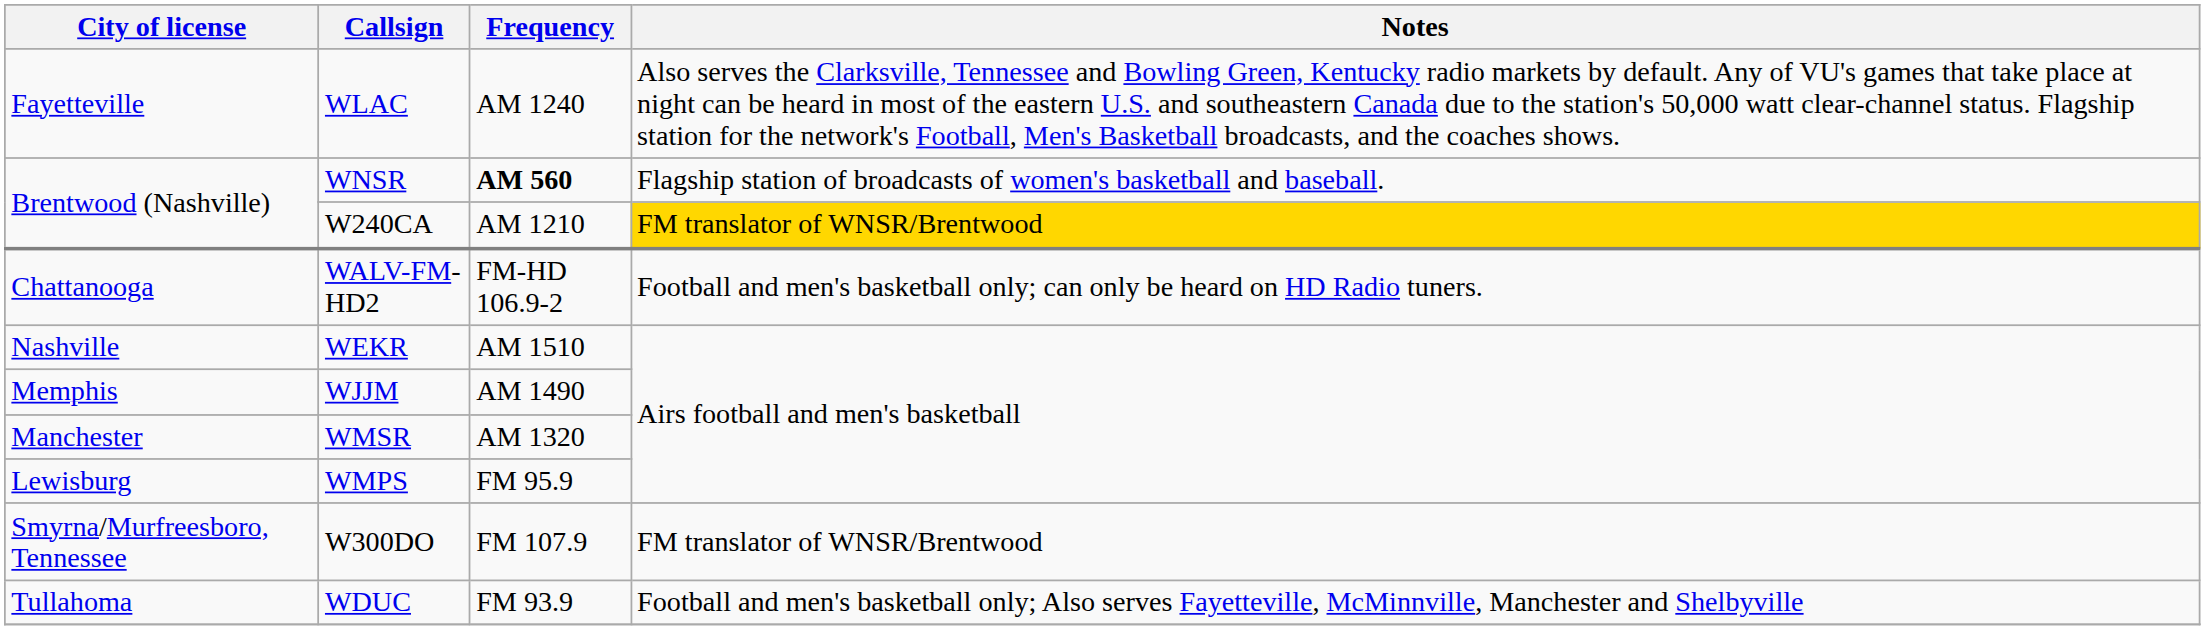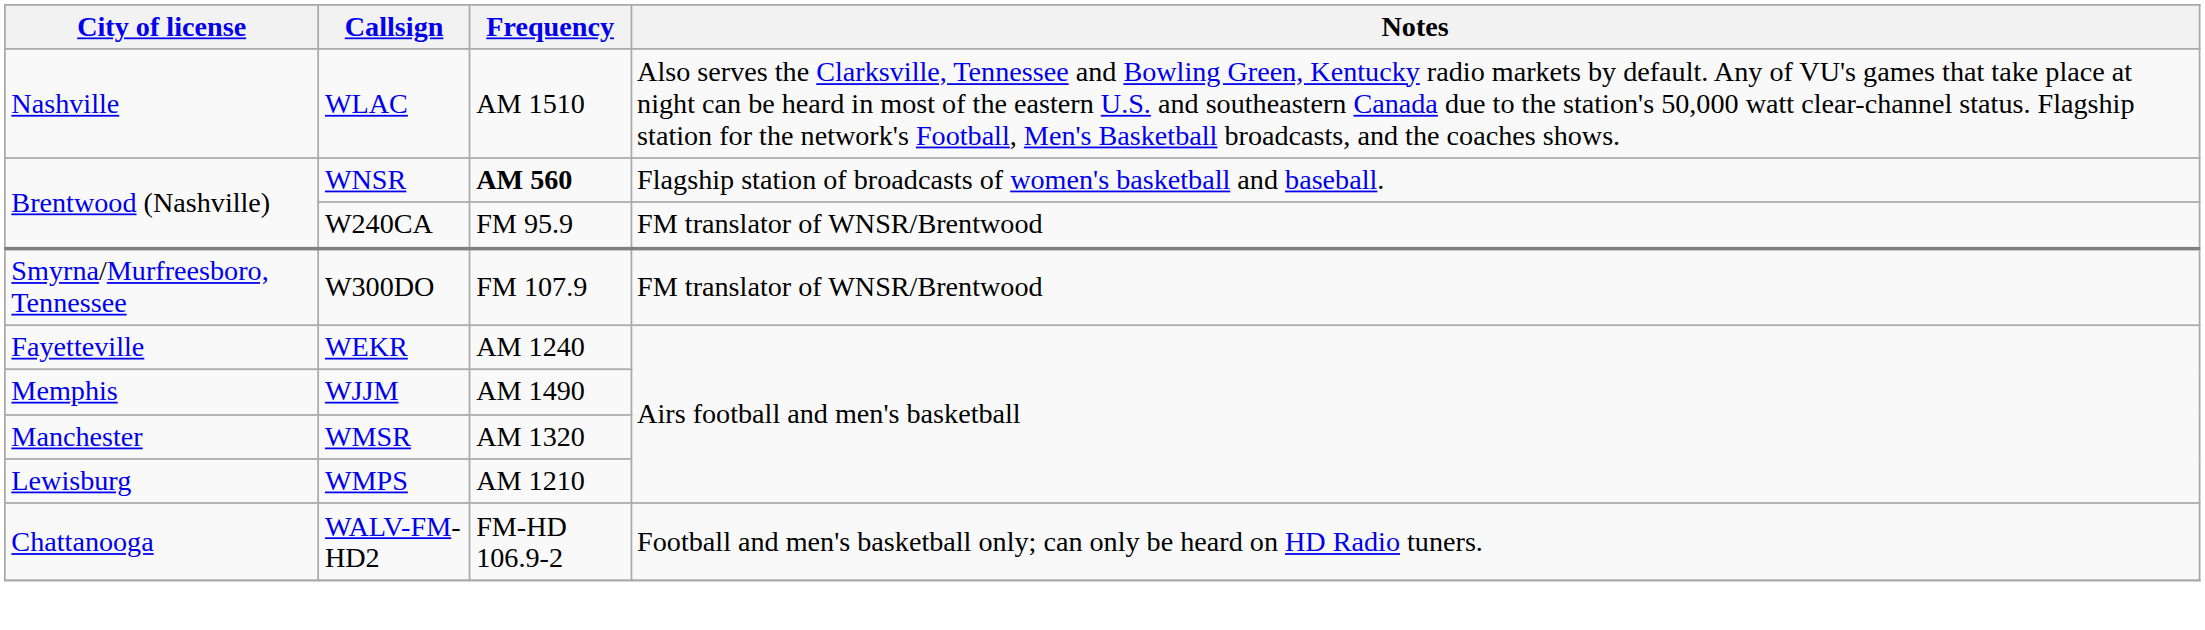(78, 103) Fayetteville -> (65, 103) Nashville
(531, 103) AM 1240 -> (531, 103) AM 1510
(531, 224) AM 1210 -> (525, 224) FM 95.9
(840, 224) gold background -> (840, 224) no background
rows swapped: (393, 286) <-> (380, 541)
(65, 346) Nashville -> (78, 346) Fayetteville
(531, 346) AM 1510 -> (531, 346) AM 1240
(525, 480) FM 95.9 -> (531, 480) AM 1210
- row: (368, 601)
